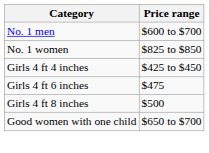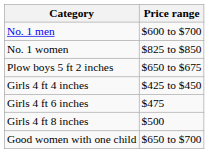+ row: (60, 67)
